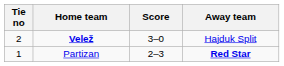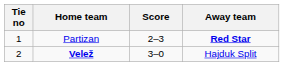rows swapped: (81, 54) <-> (81, 38)
